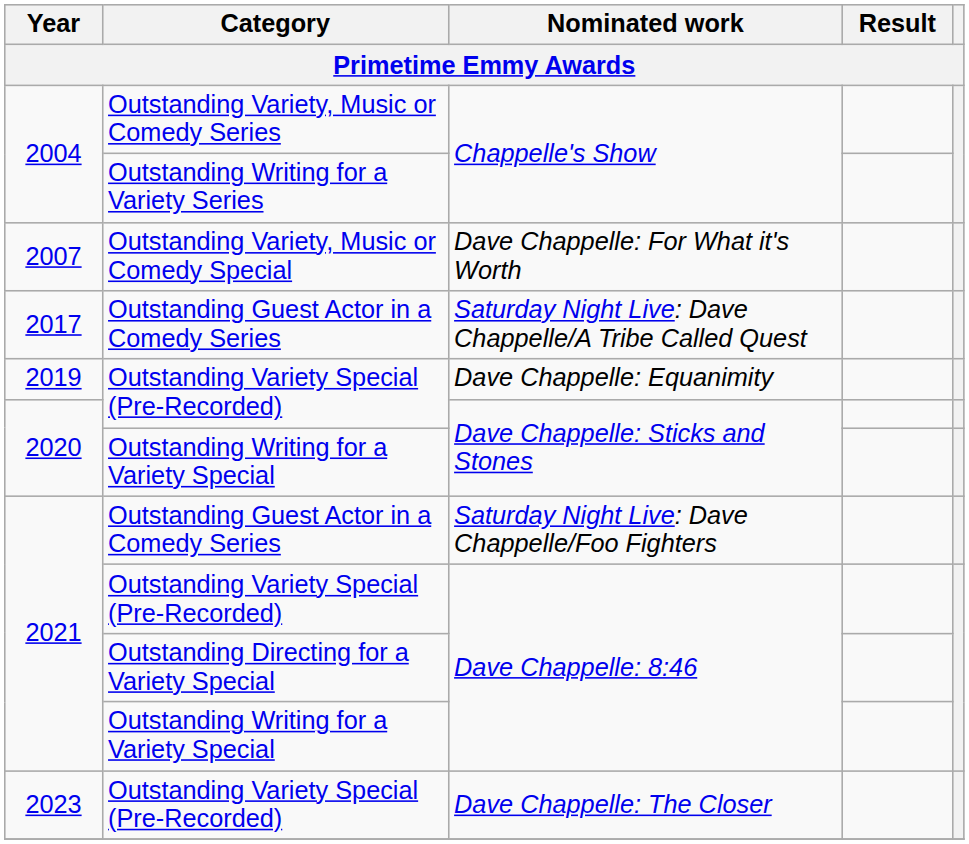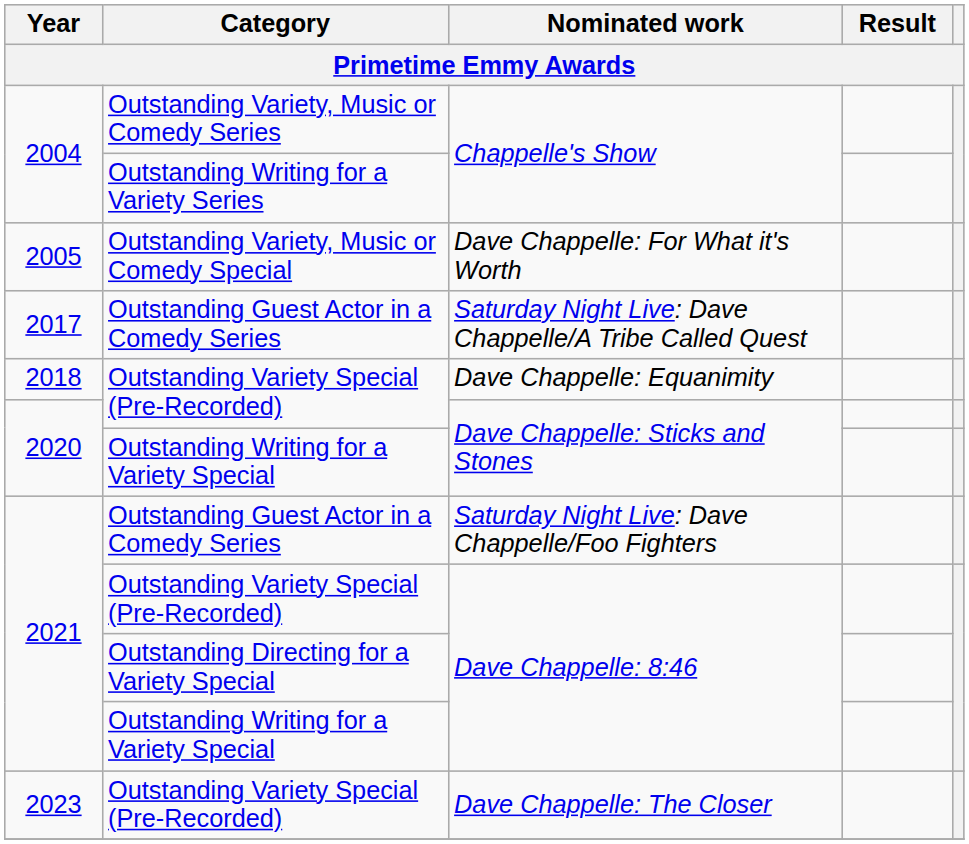(53, 256) 2007 -> (53, 256) 2005
(53, 378) 2019 -> (53, 378) 2018
